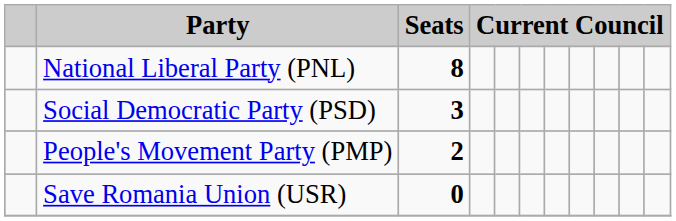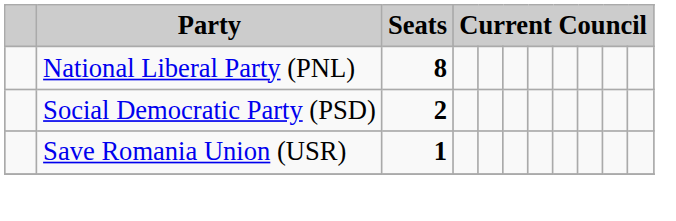(457, 109) 3 -> (440, 109) 2
- row: (218, 151)
(457, 194) 0 -> (440, 151) 1
